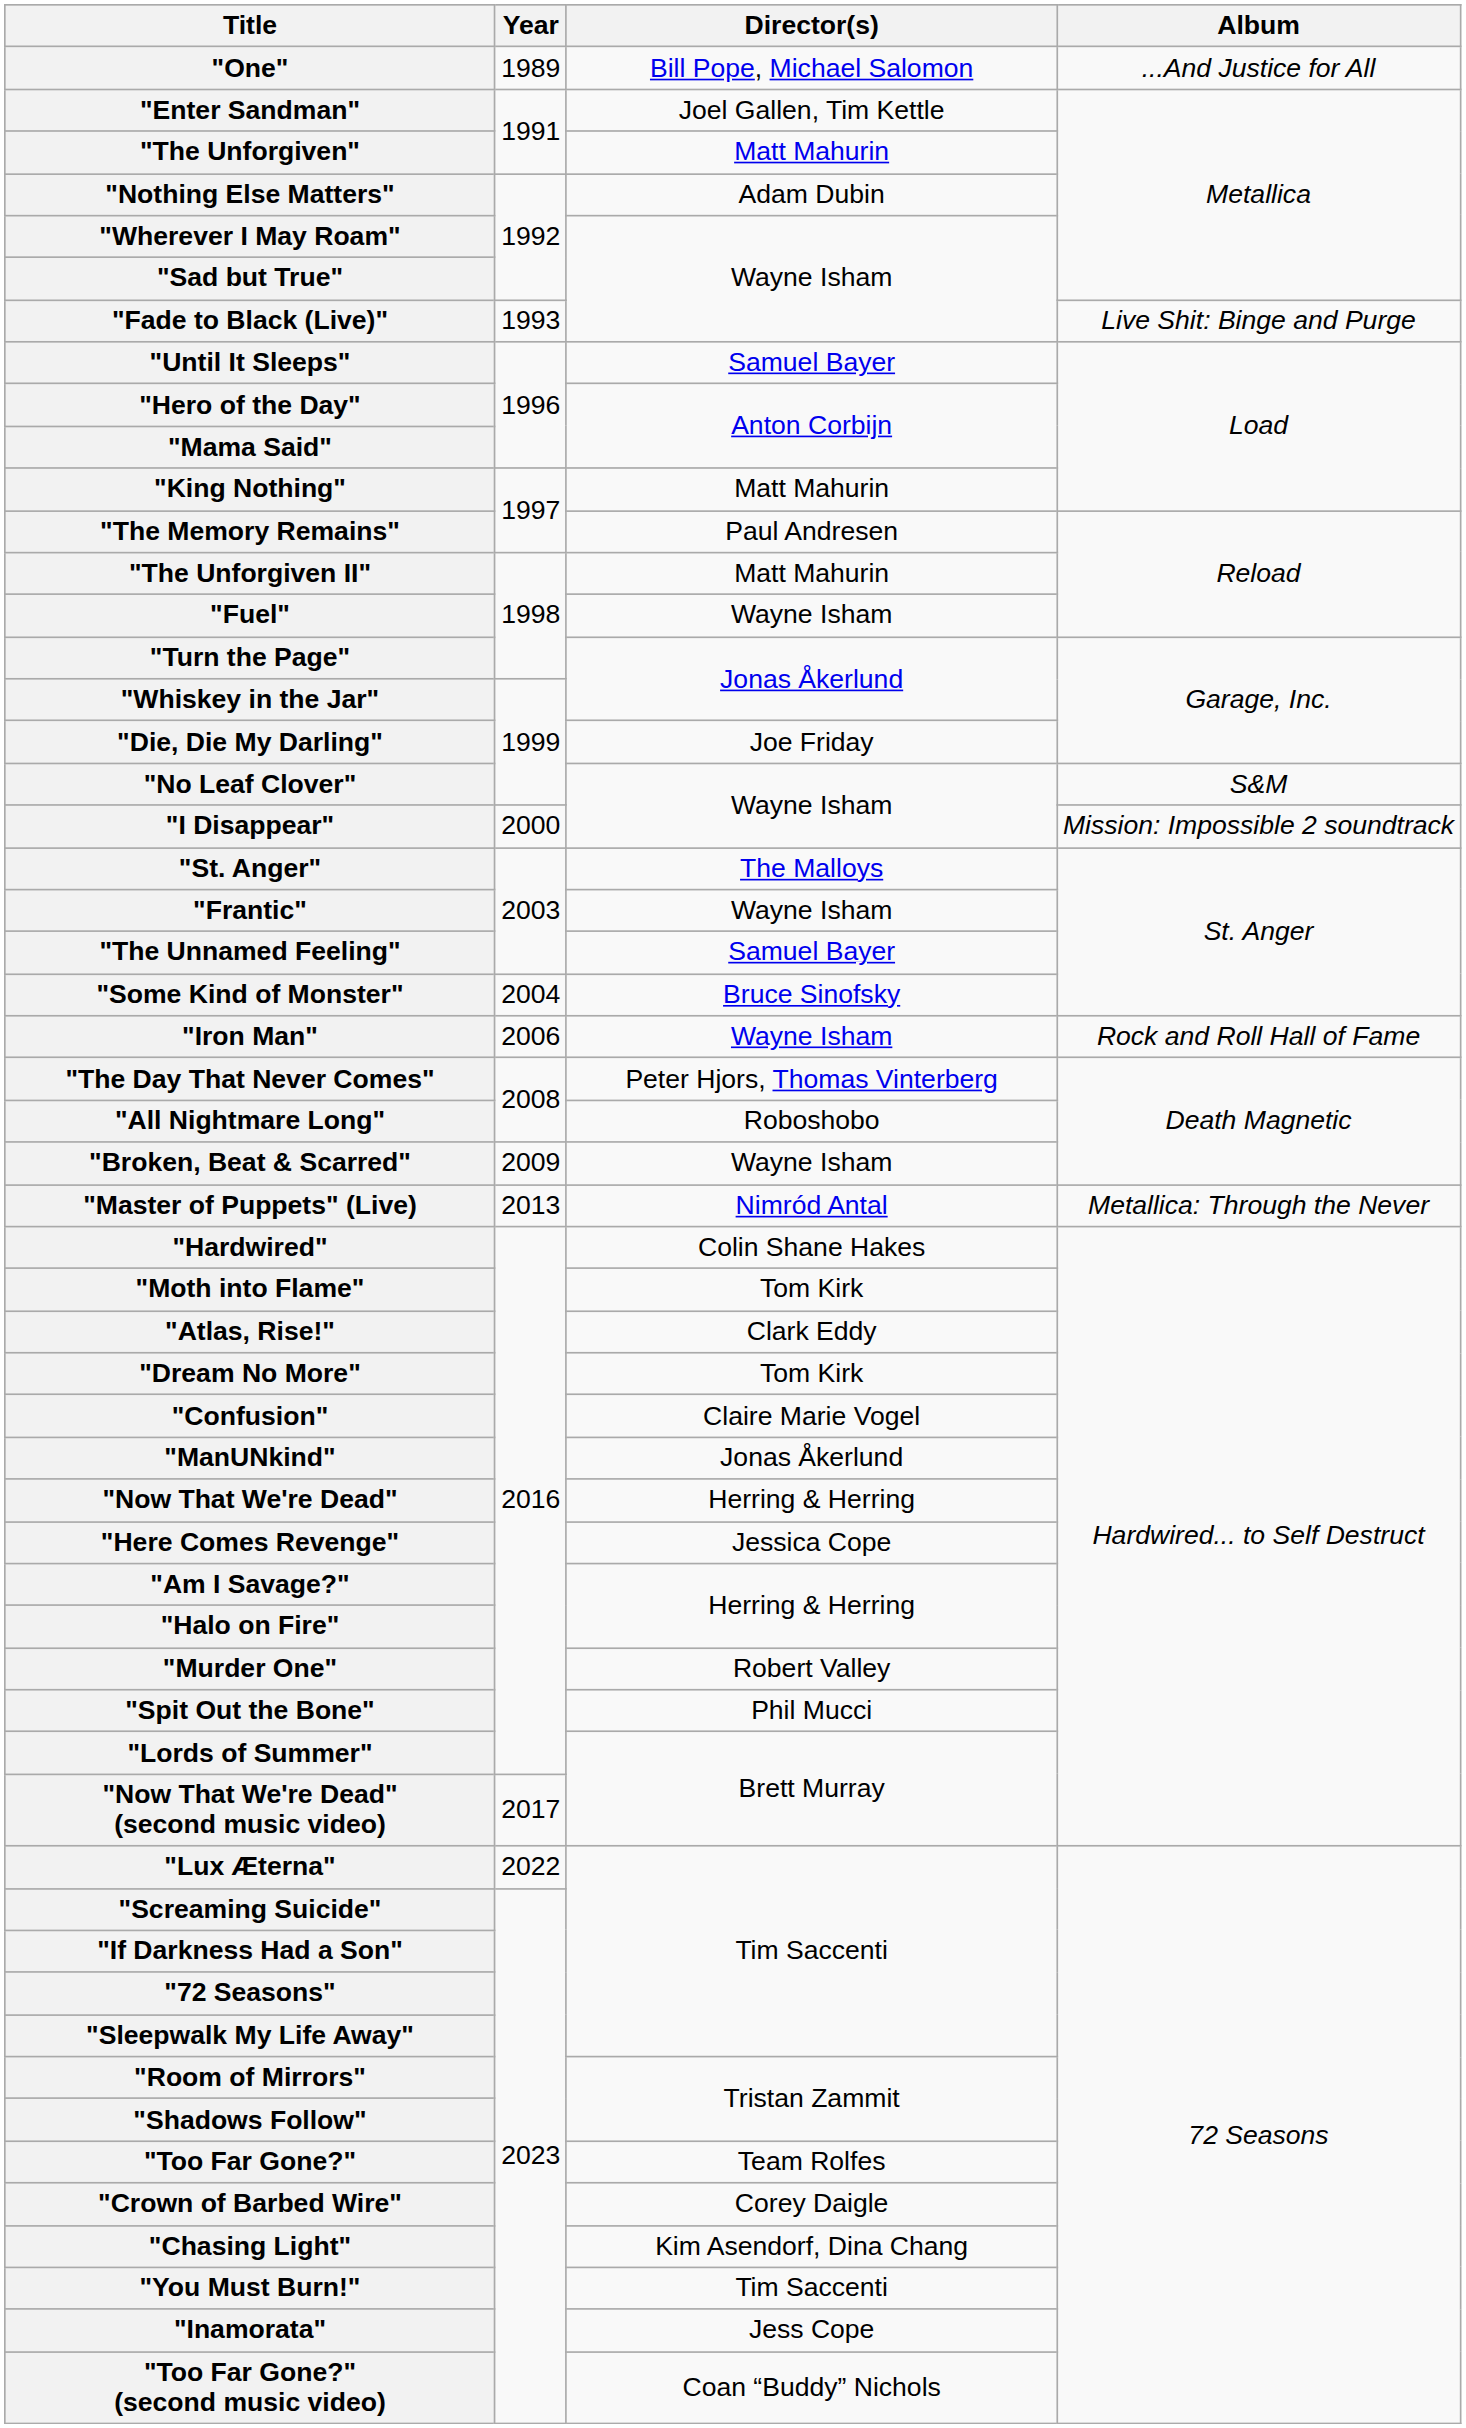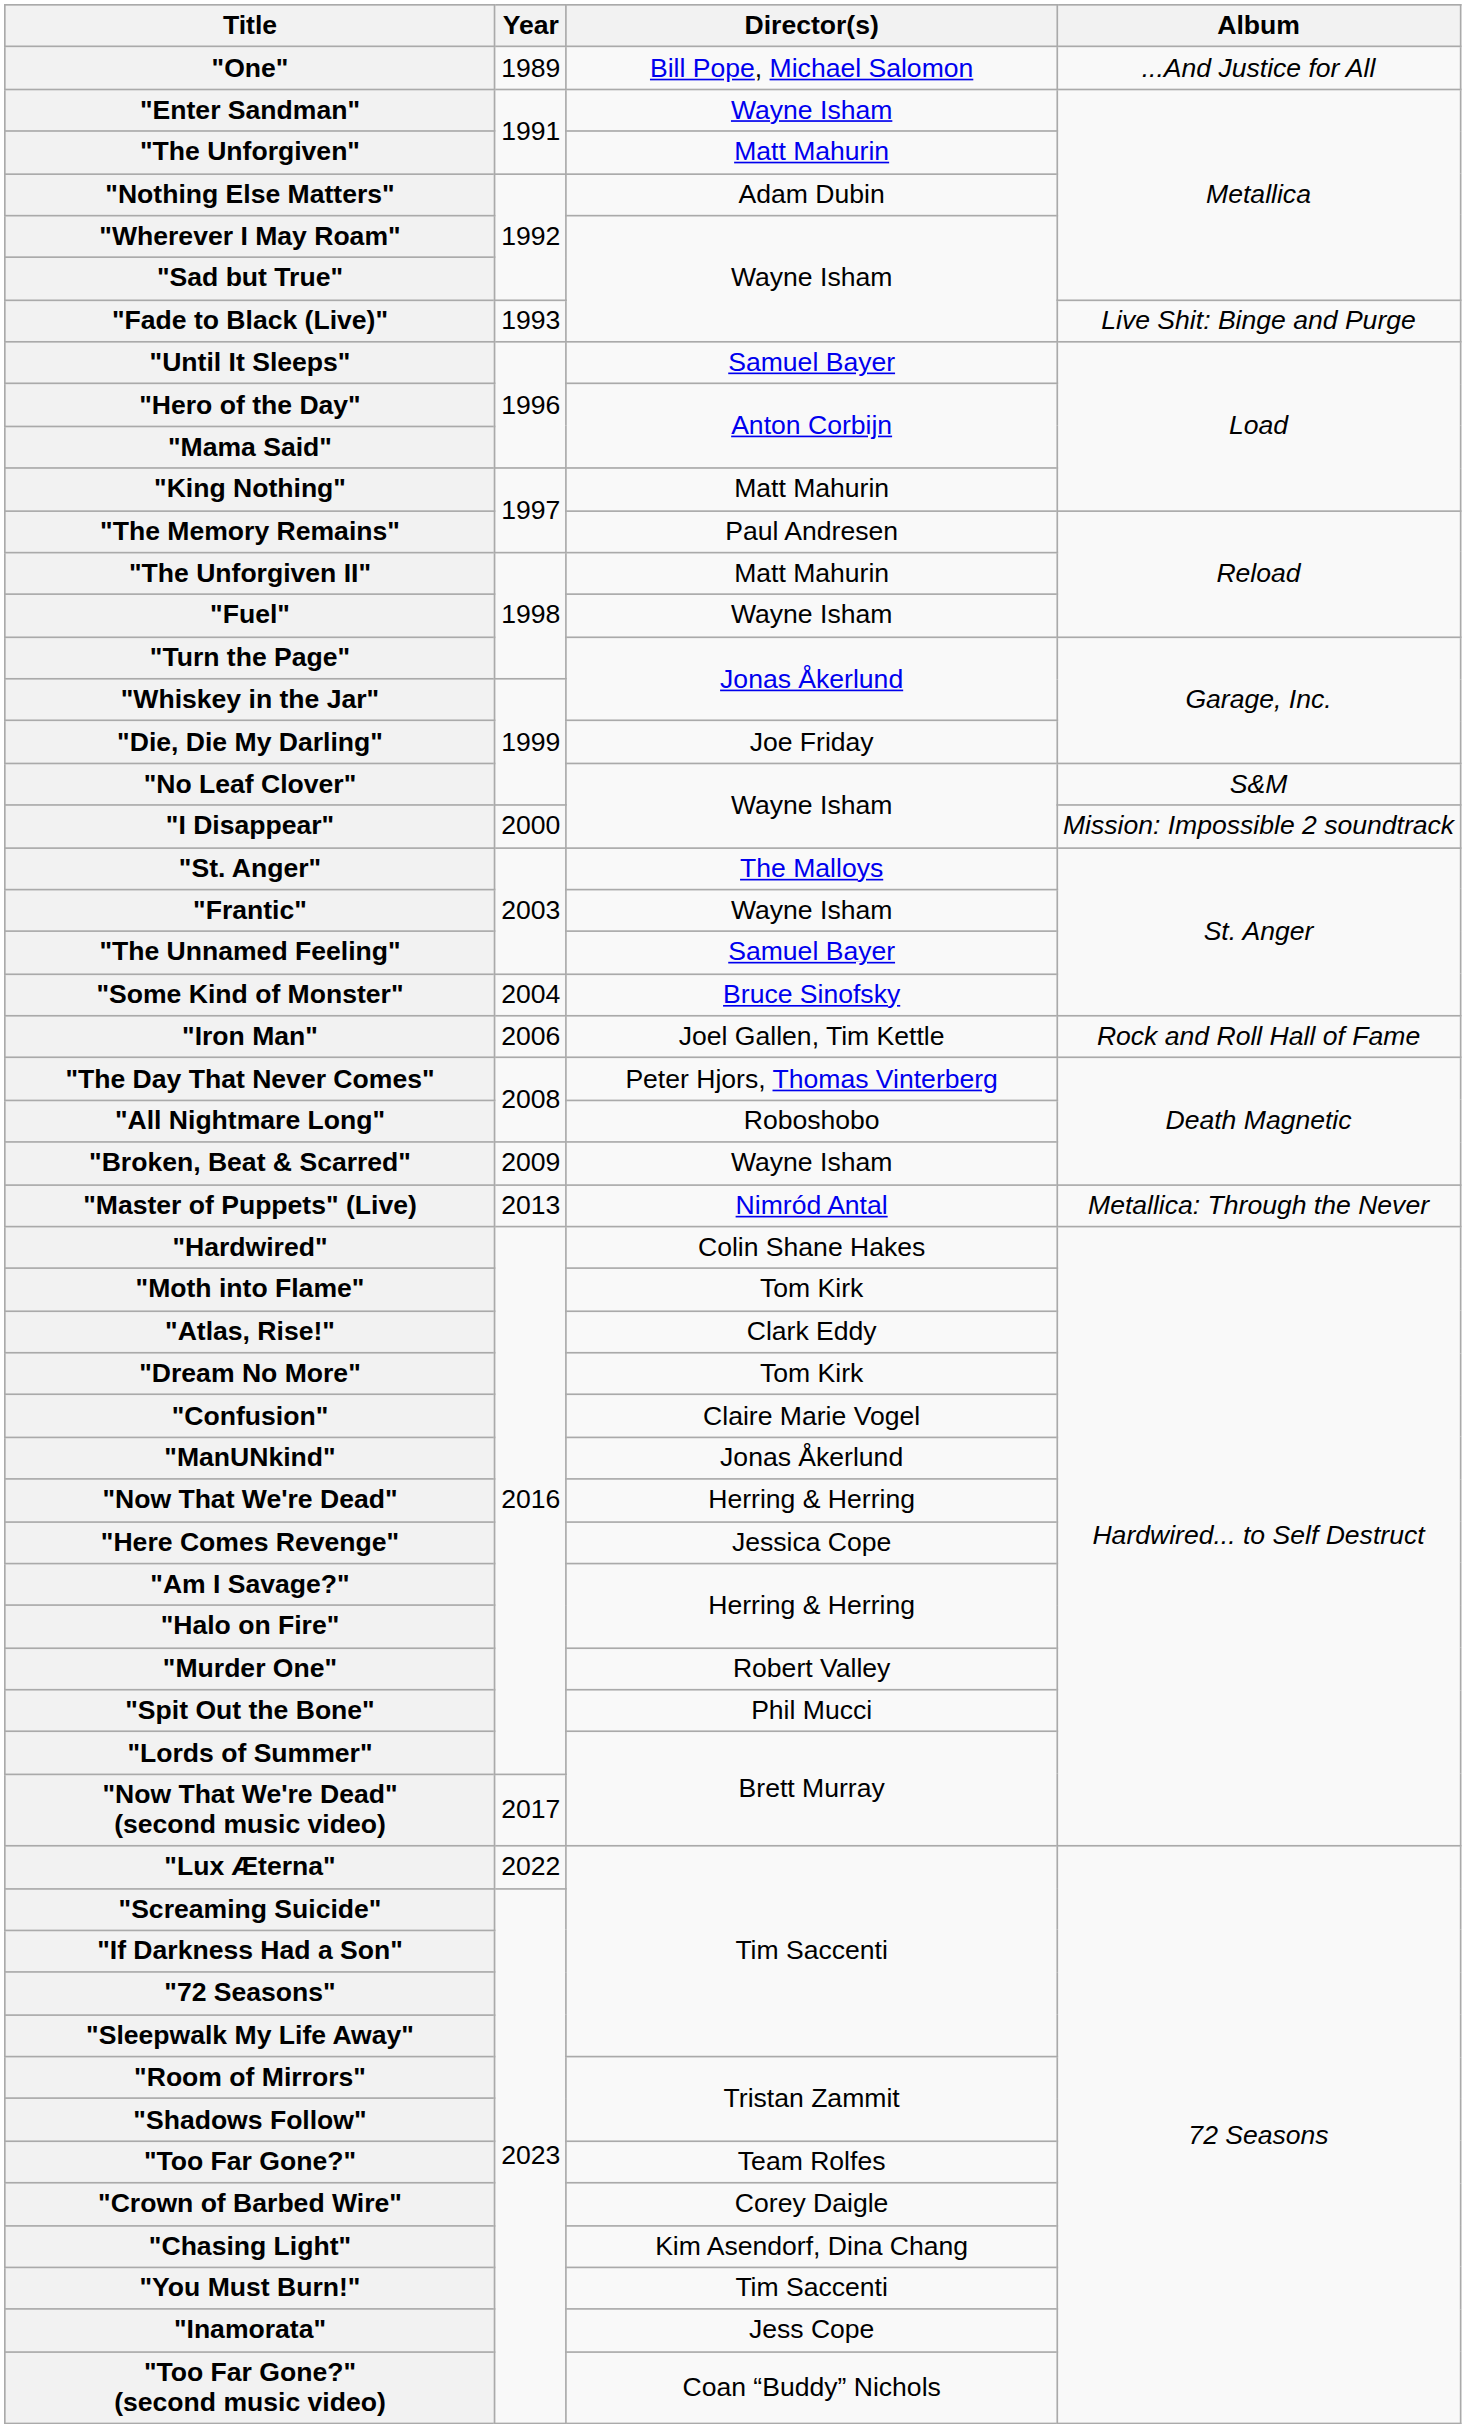(812, 109) Joel Gallen, Tim Kettle -> (812, 109) Wayne Isham
(812, 1036) Wayne Isham -> (812, 1036) Joel Gallen, Tim Kettle
